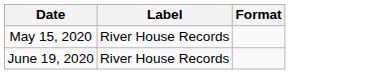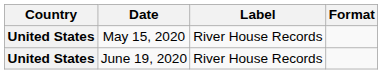+ column: (51, 15)
